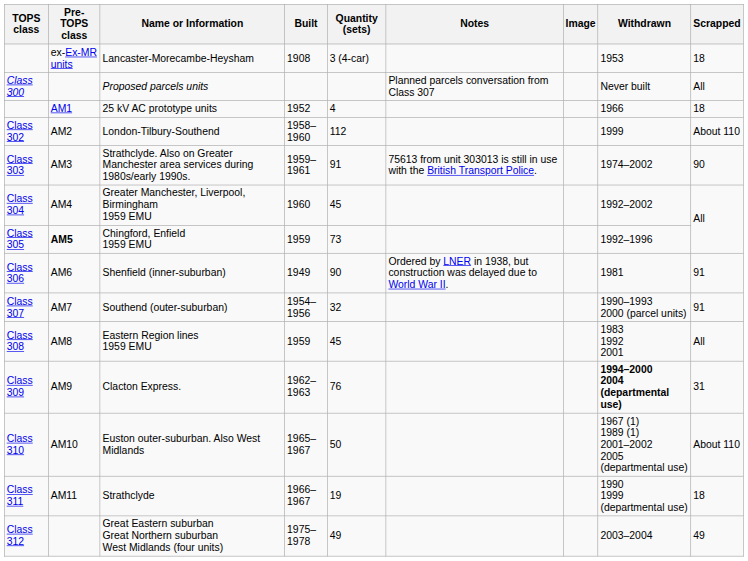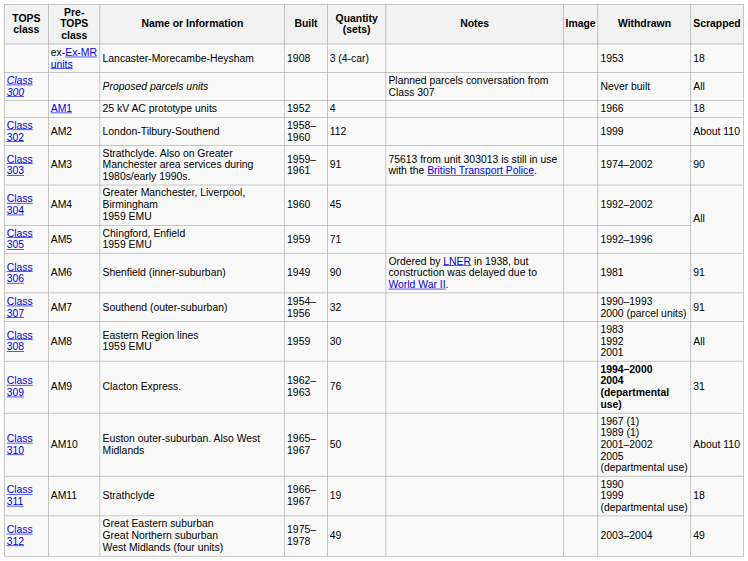(62, 239) bold -> (61, 239) normal
(335, 239) 73 -> (335, 239) 71
(335, 341) 45 -> (335, 341) 30
